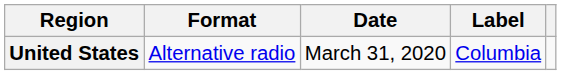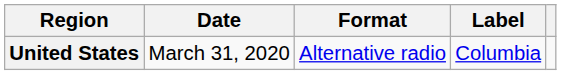columns swapped: (375, 20) <-> (222, 20)
